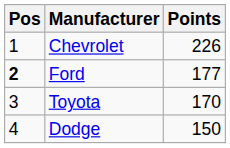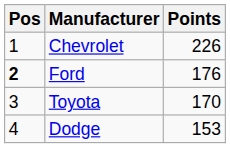(206, 74) 177 -> (206, 74) 176
(206, 129) 150 -> (206, 129) 153
